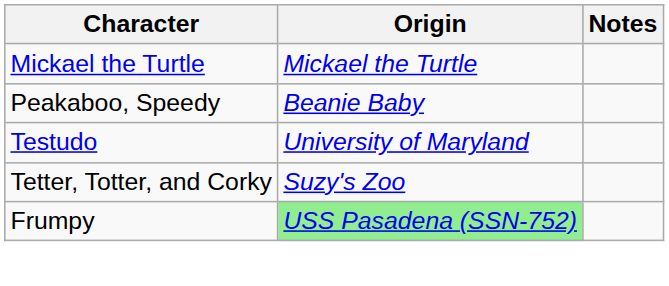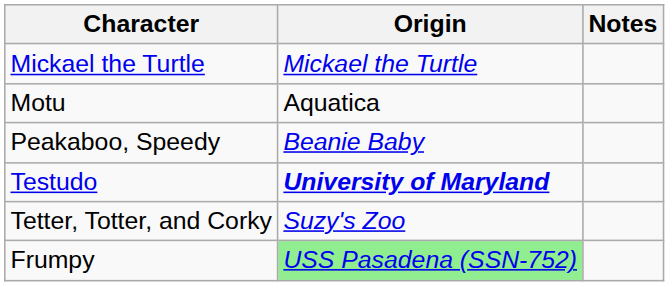+ row: (38, 102)
(406, 142) normal -> (416, 181) bold
